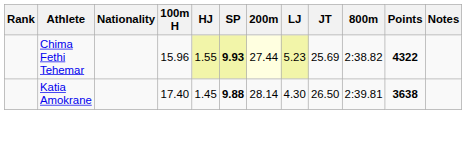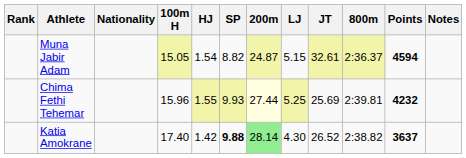+ row: (55, 57)
(233, 57) bold -> (233, 100) normal
(295, 57) 5.23 -> (295, 100) 5.25
(364, 57) 2:38.82 -> (364, 100) 2:39.81
(405, 57) 4322 -> (405, 100) 4232
(206, 94) 1.45 -> (206, 137) 1.42
(264, 94) no background -> (264, 137) lightgreen background
(325, 94) 26.50 -> (325, 137) 26.52
(364, 94) 2:39.81 -> (364, 137) 2:38.82
(405, 94) 3638 -> (405, 137) 3637
